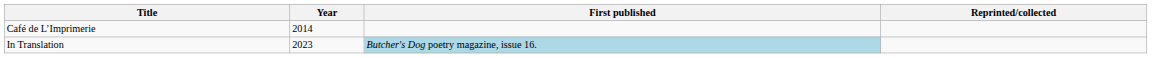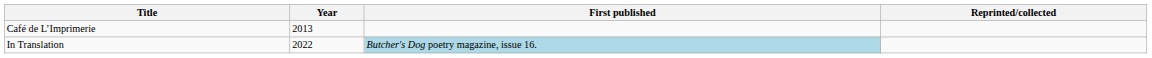(302, 28) 2014 -> (302, 28) 2013
(302, 45) 2023 -> (302, 45) 2022
